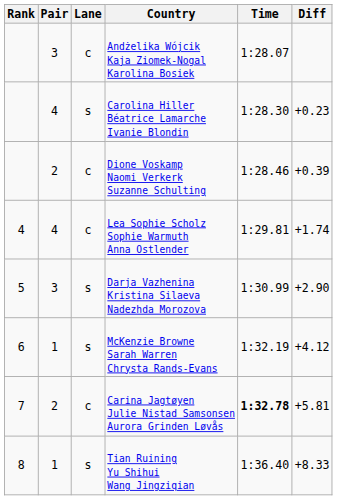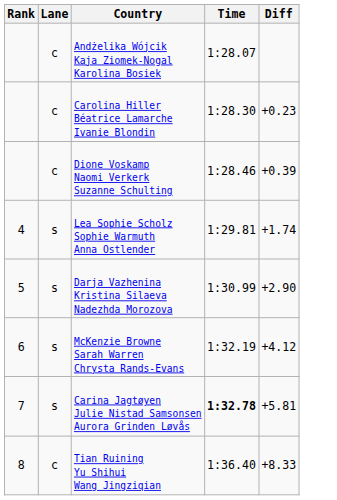- column: (55, 14)
(88, 112) s -> (55, 112) c
(88, 229) c -> (55, 229) s
(88, 406) c -> (55, 406) s
(88, 465) s -> (55, 465) c
